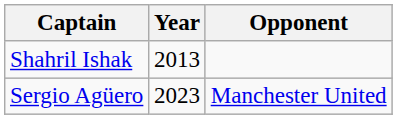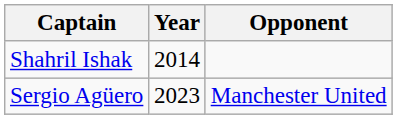(177, 59) 2013 -> (177, 59) 2014
